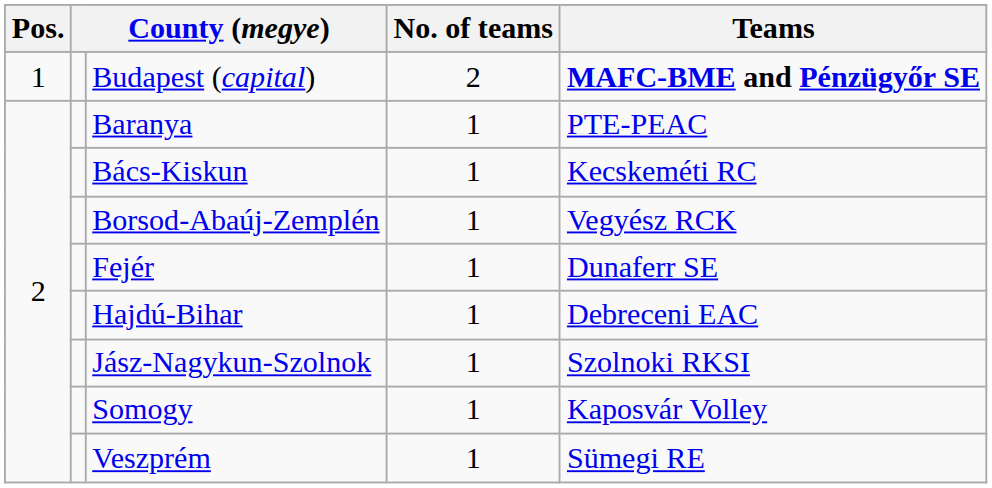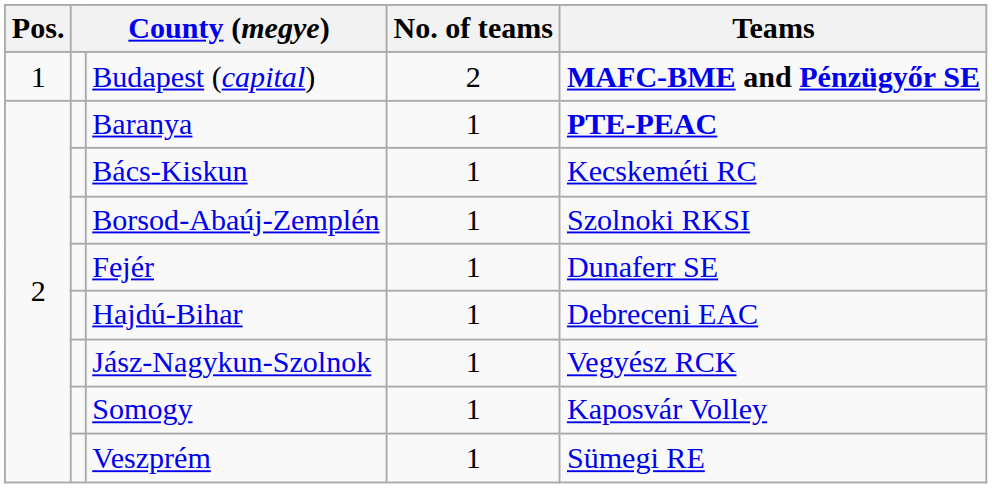(637, 123) normal -> (642, 123) bold
(652, 219) Vegyész RCK -> (658, 219) Szolnoki RKSI
(658, 362) Szolnoki RKSI -> (652, 362) Vegyész RCK
